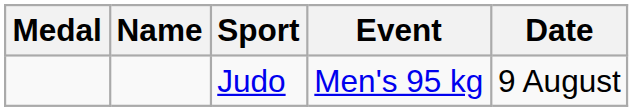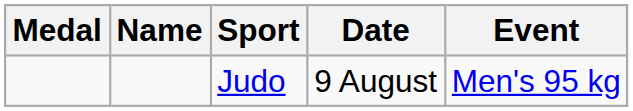columns swapped: (399, 30) <-> (559, 30)
